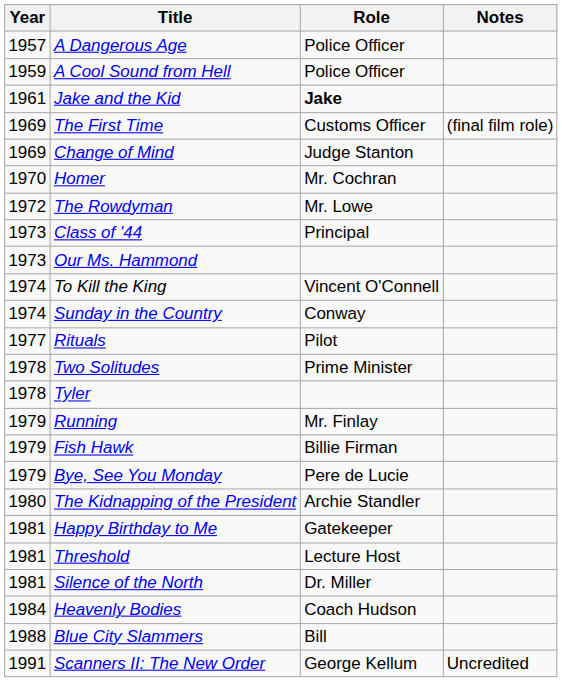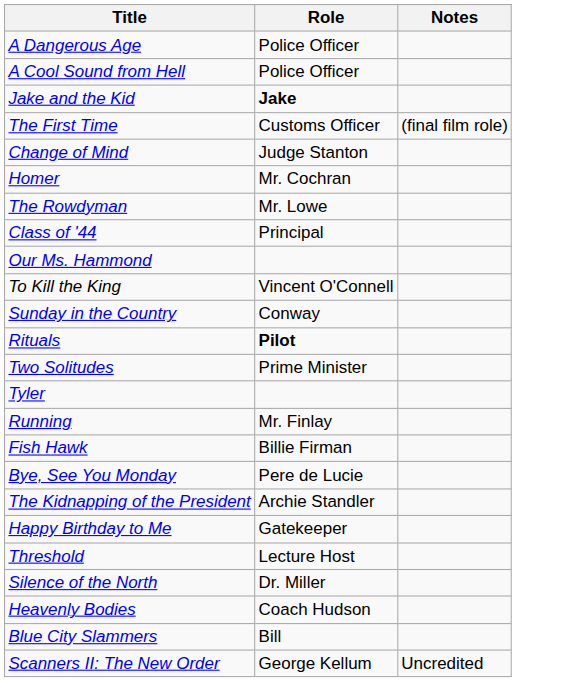- column: (27, 17)
(321, 340) normal -> (277, 340) bold
